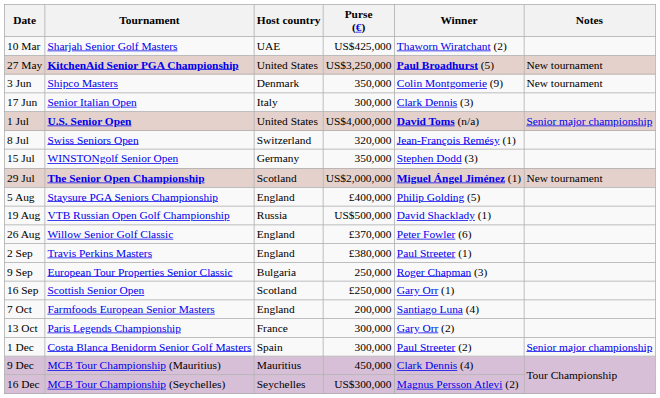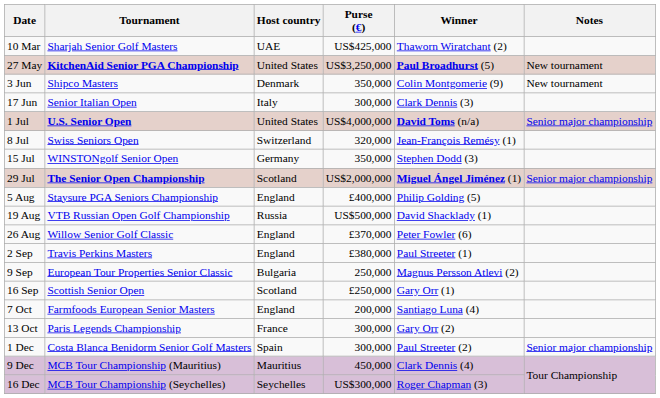(565, 177) New tournament -> (589, 177) Senior major championship
(442, 271) Roger Chapman (3) -> (458, 271) Magnus Persson Atlevi (2)
(458, 384) Magnus Persson Atlevi (2) -> (442, 384) Roger Chapman (3)
